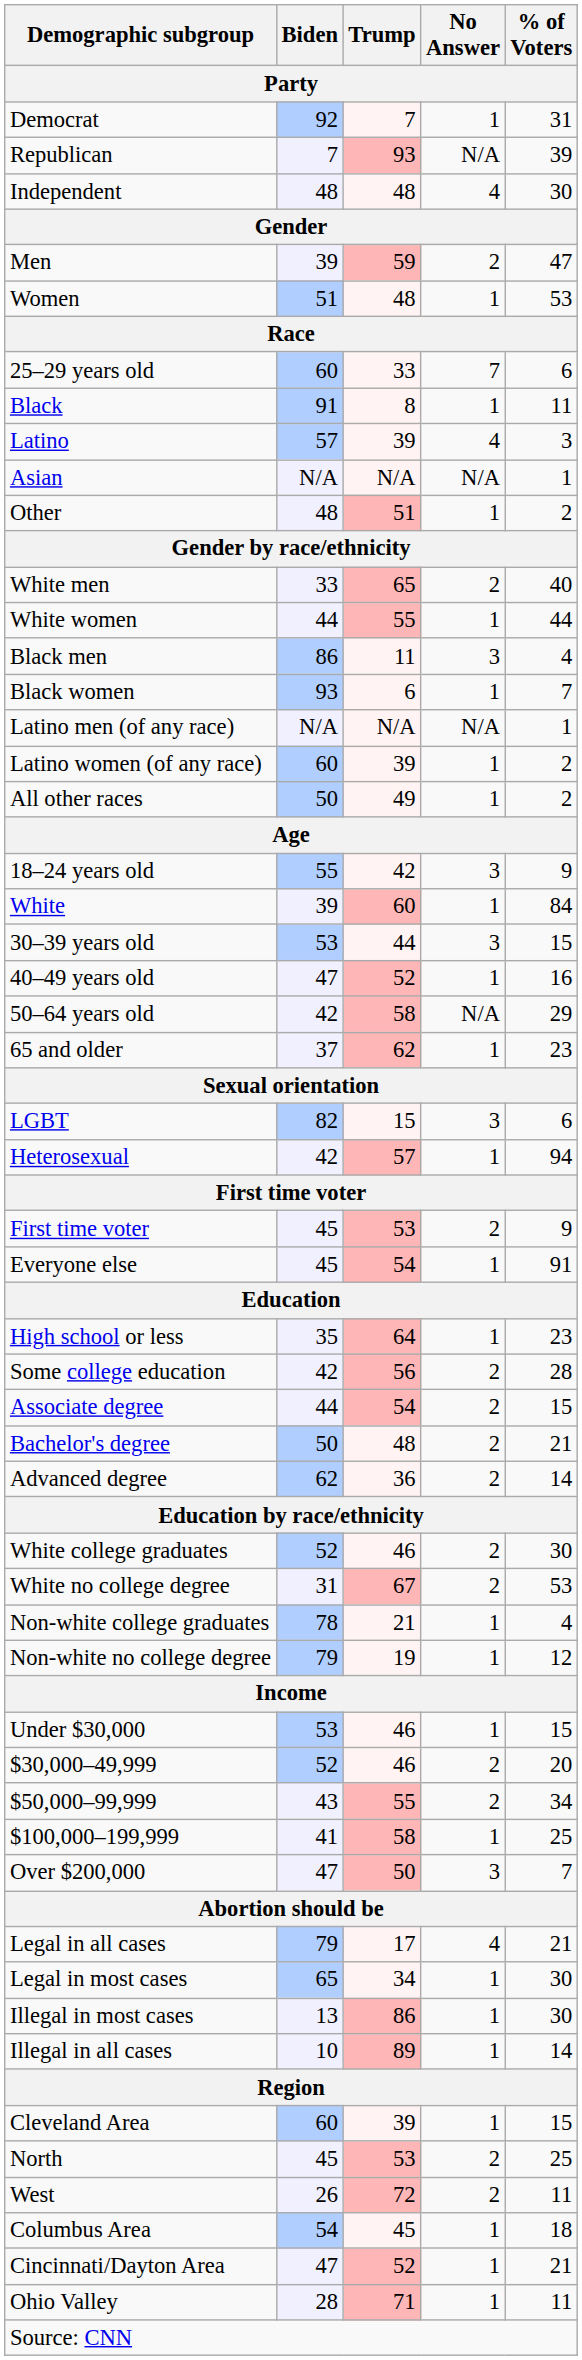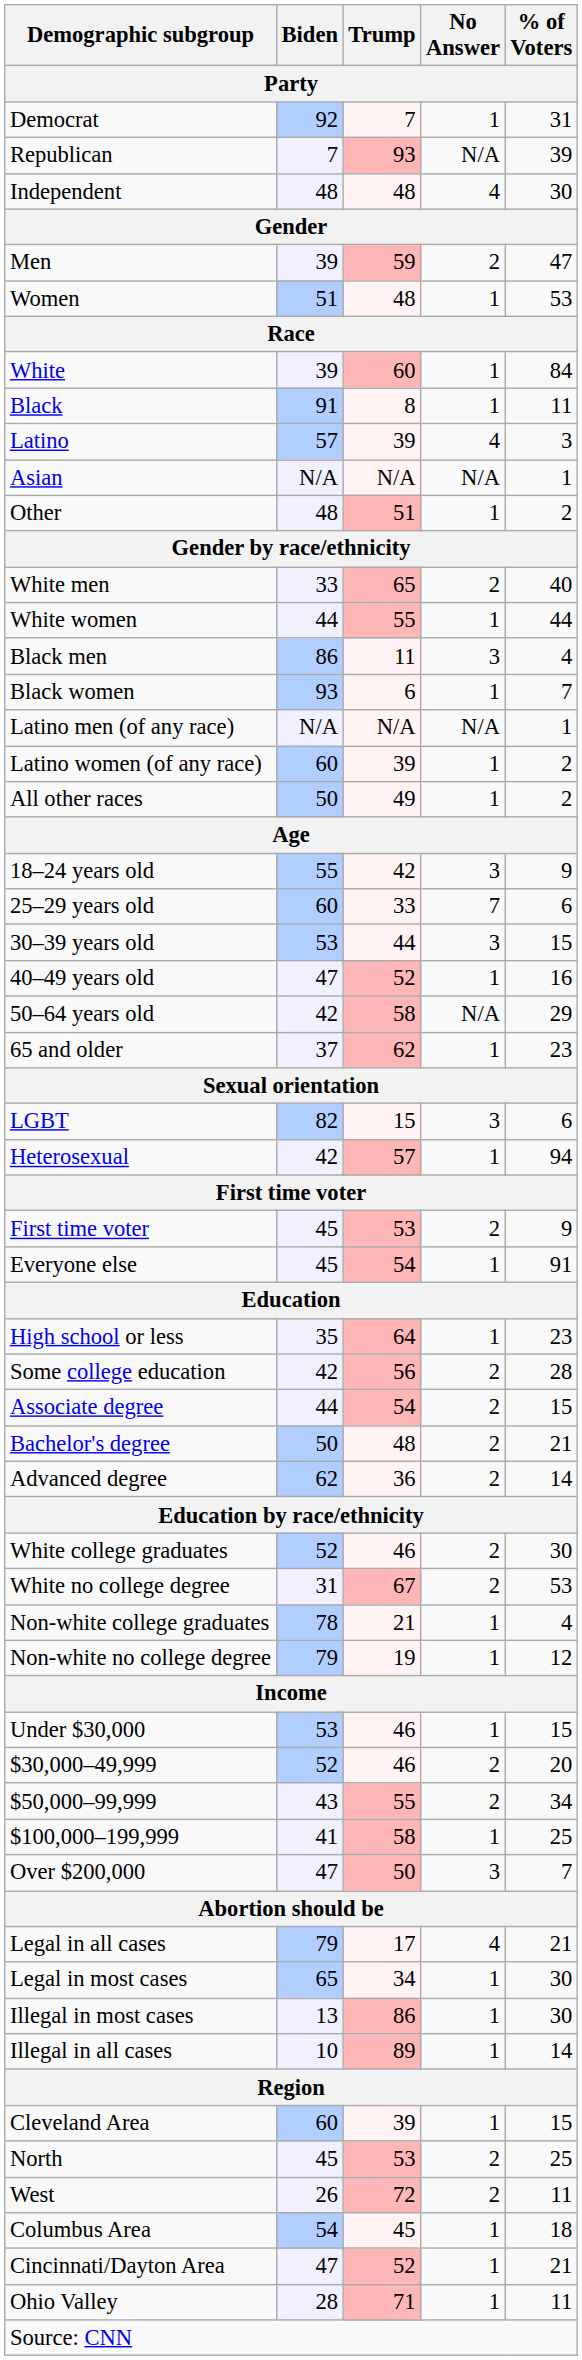rows swapped: (37, 906) <-> (82, 369)
